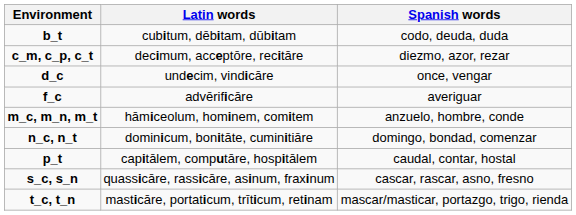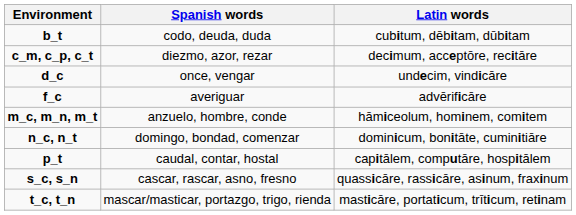columns swapped: (219, 14) <-> (454, 14)
